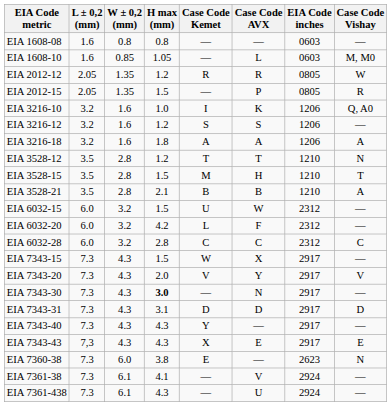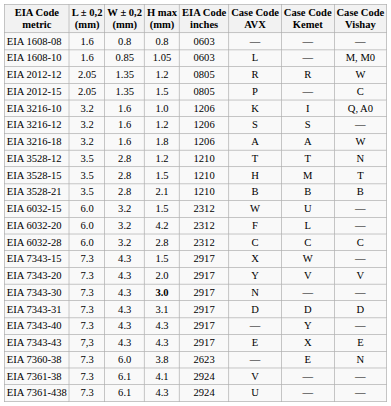columns swapped: (309, 18) <-> (206, 18)
(360, 91) R -> (360, 91) C
(360, 141) A -> (360, 141) W
(360, 192) A -> (360, 192) B
